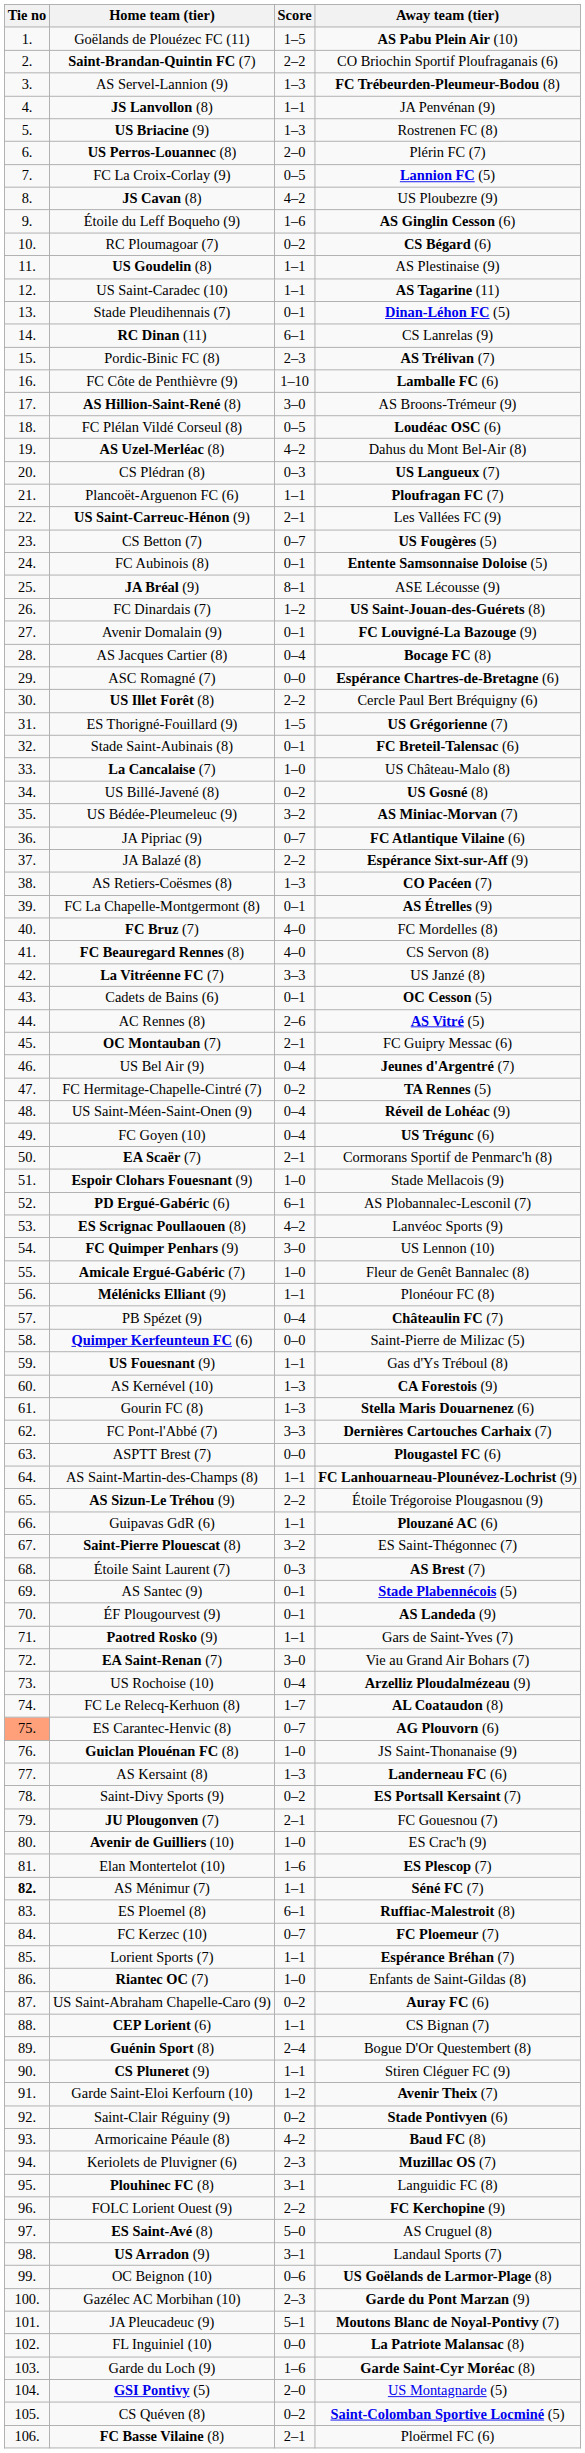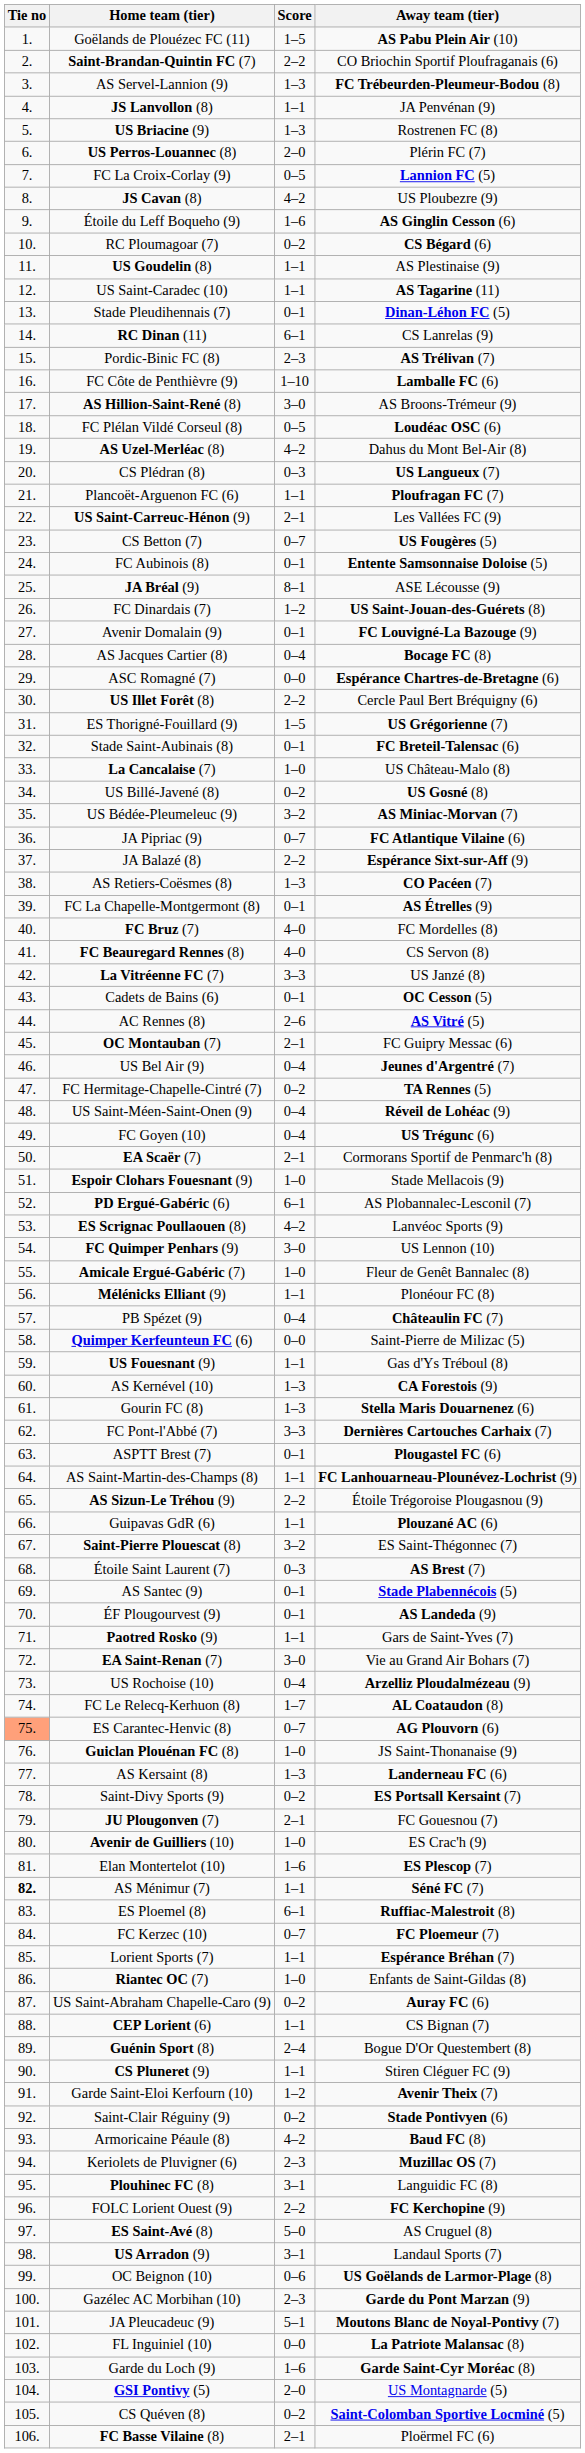(295, 1454) 0–0 -> (295, 1454) 0–1
